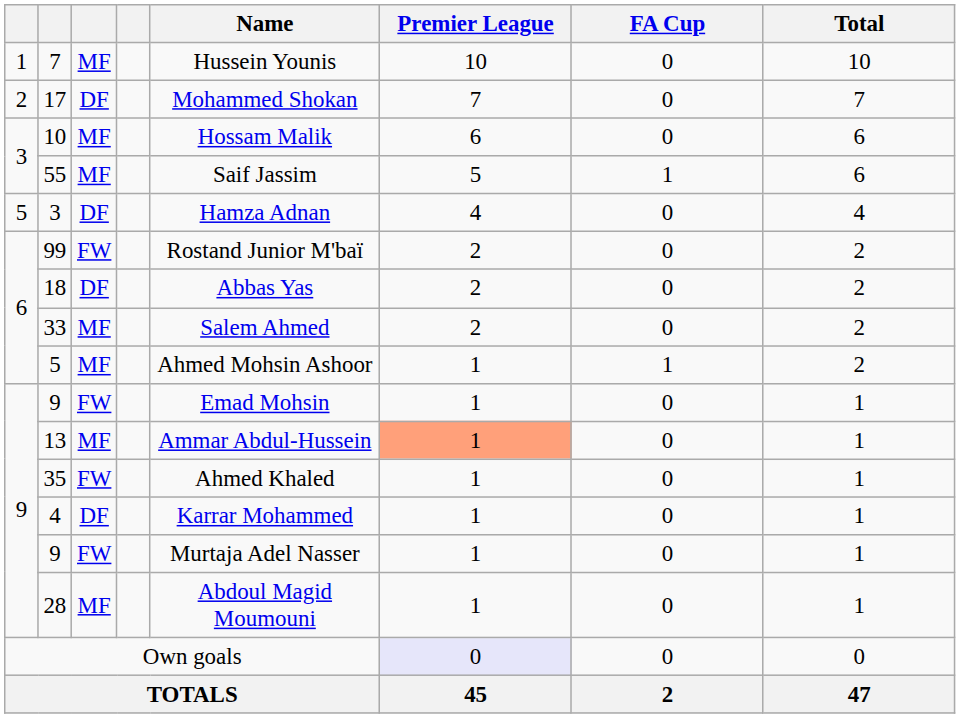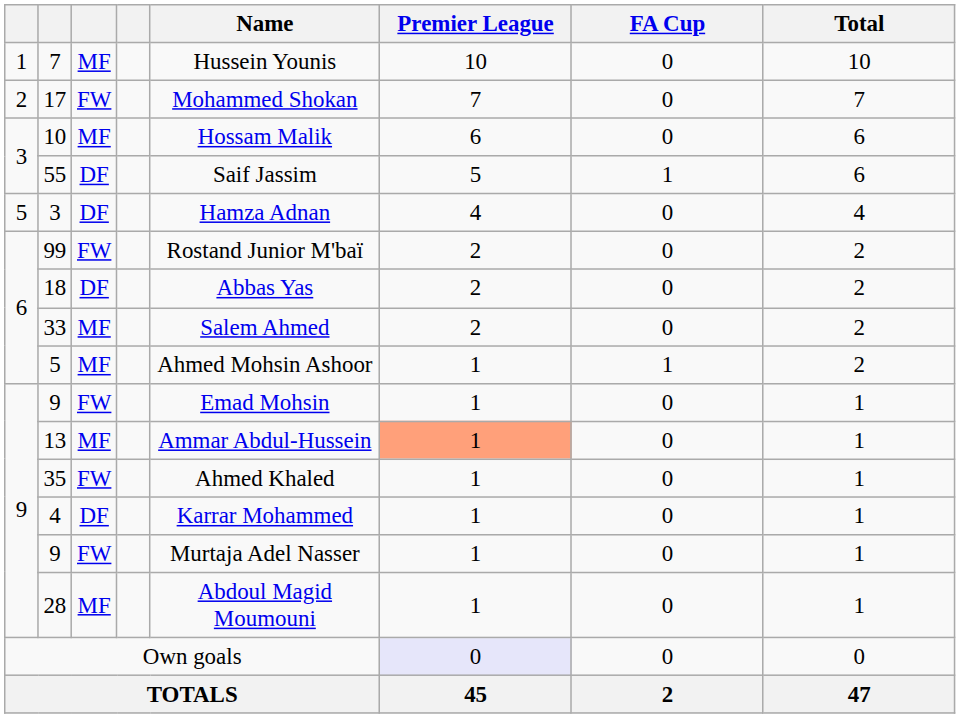(94, 99) DF -> (94, 99) FW
(94, 174) MF -> (94, 174) DF
